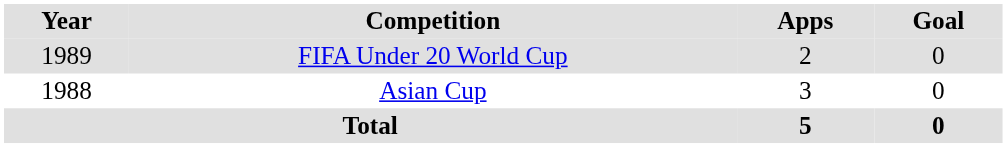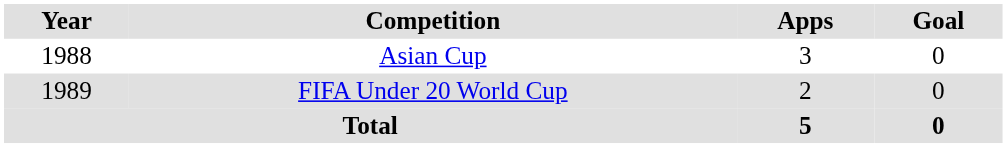rows swapped: (433, 90) <-> (433, 55)
